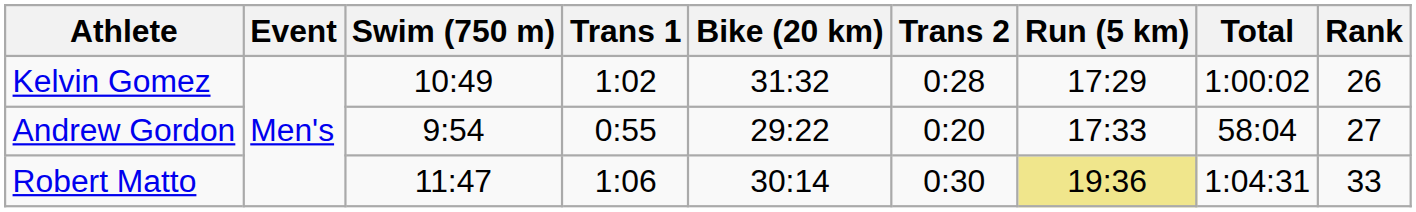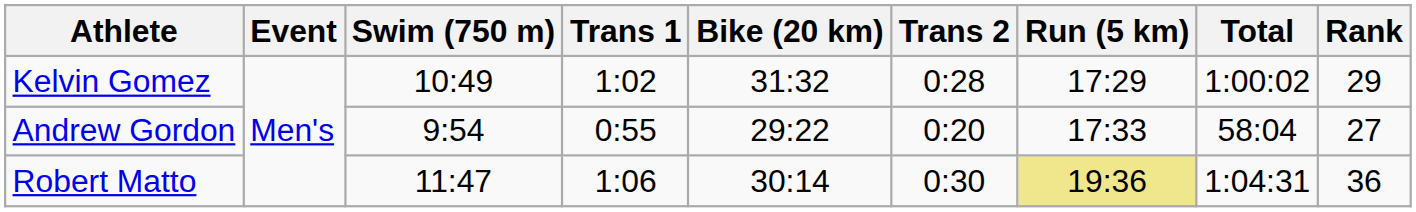(1364, 81) 26 -> (1364, 81) 29
(1364, 181) 33 -> (1364, 181) 36
